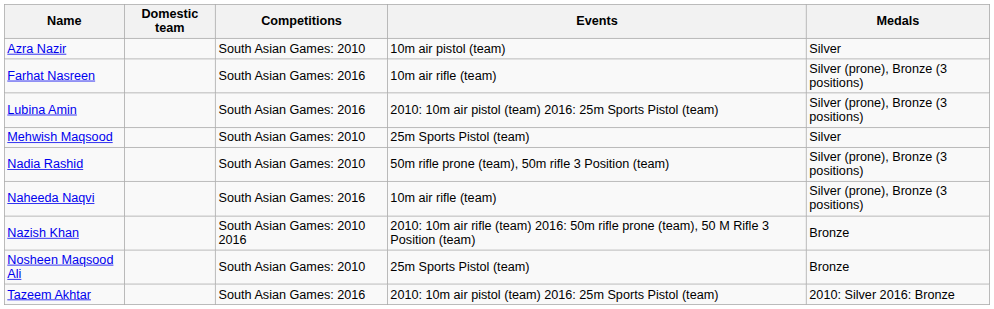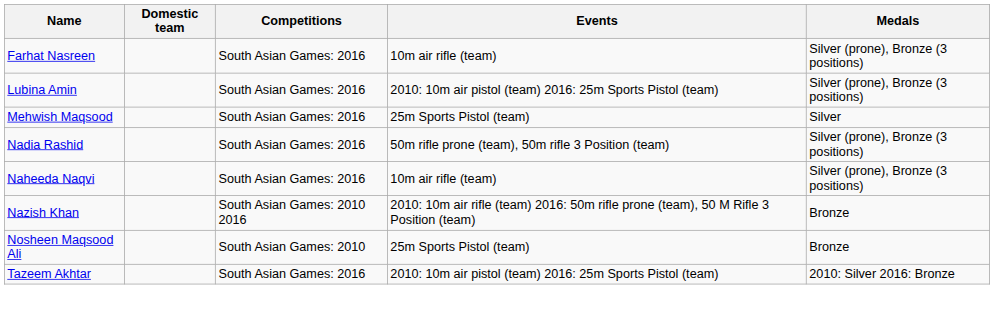- row: (37, 48)
(292, 137) South Asian Games: 2010 -> (292, 117) South Asian Games: 2016
(292, 164) South Asian Games: 2010 -> (292, 144) South Asian Games: 2016
